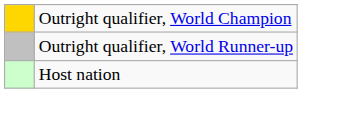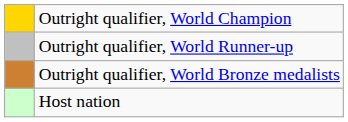+ row: (189, 74)
